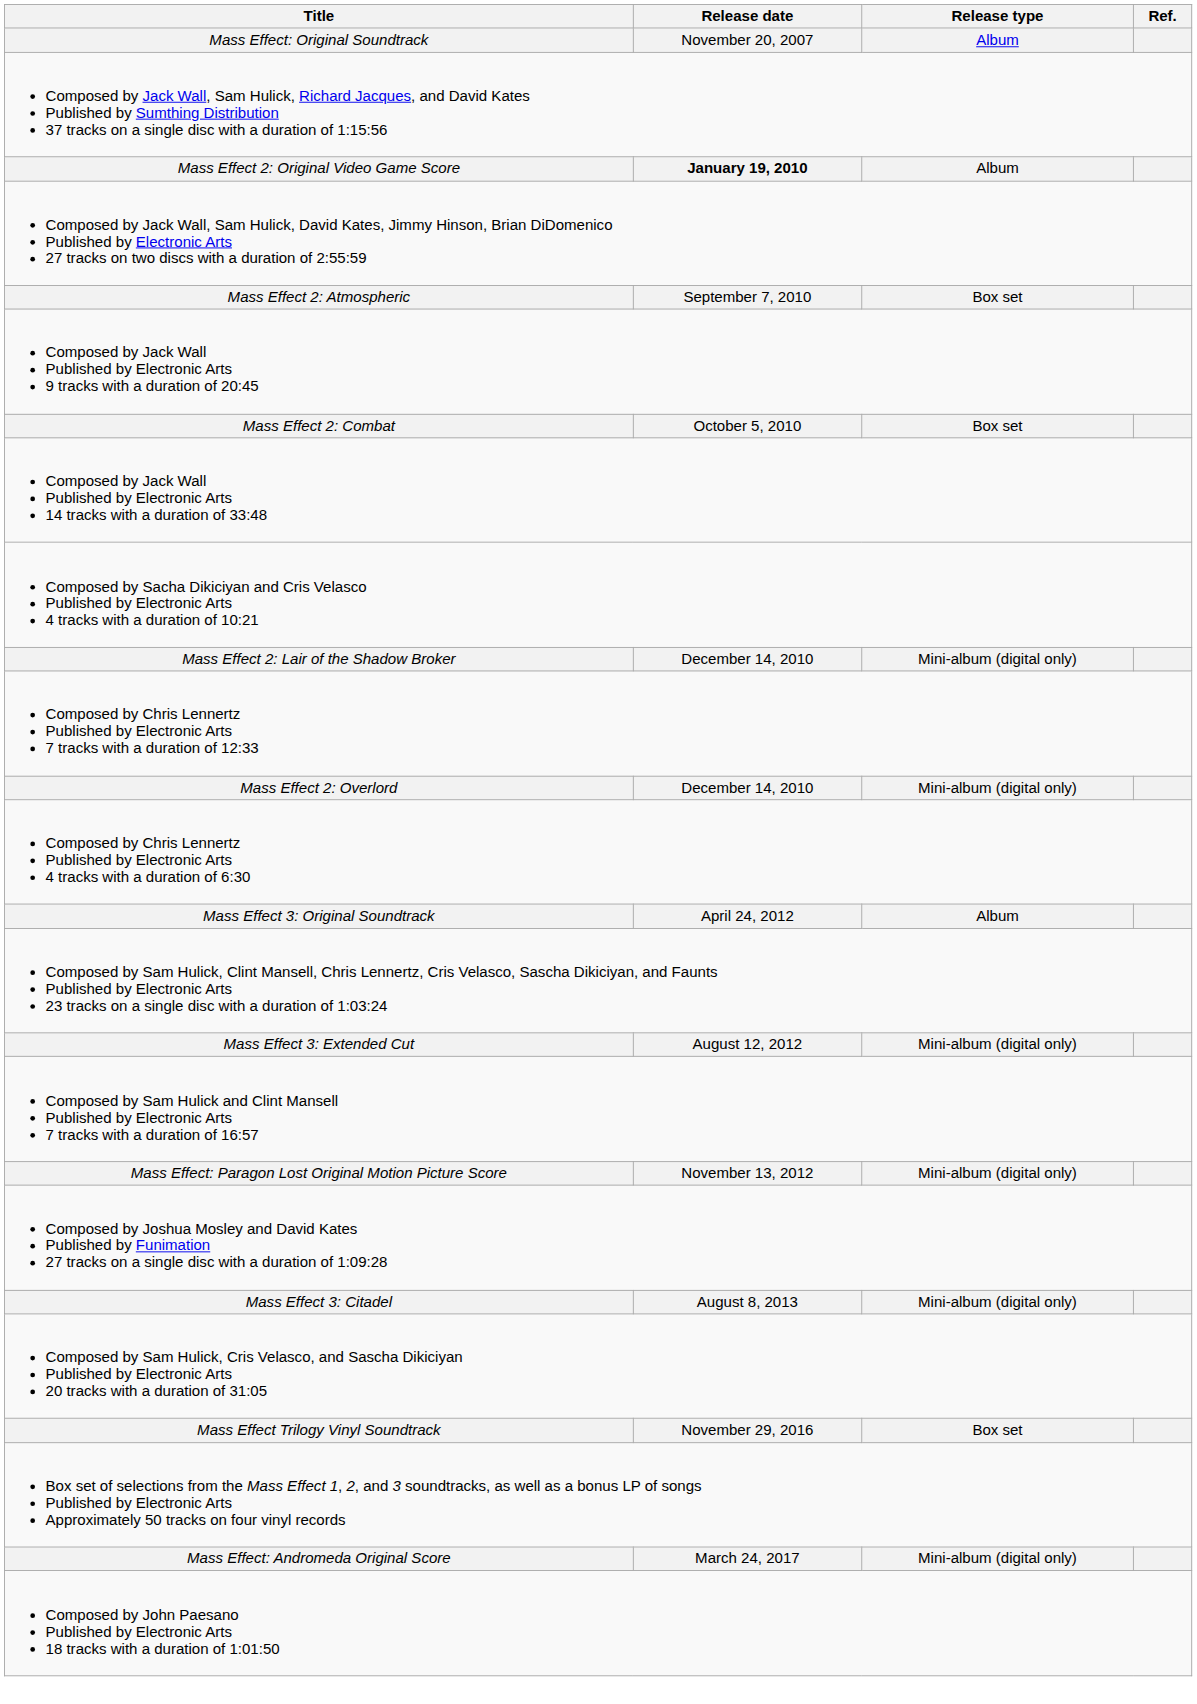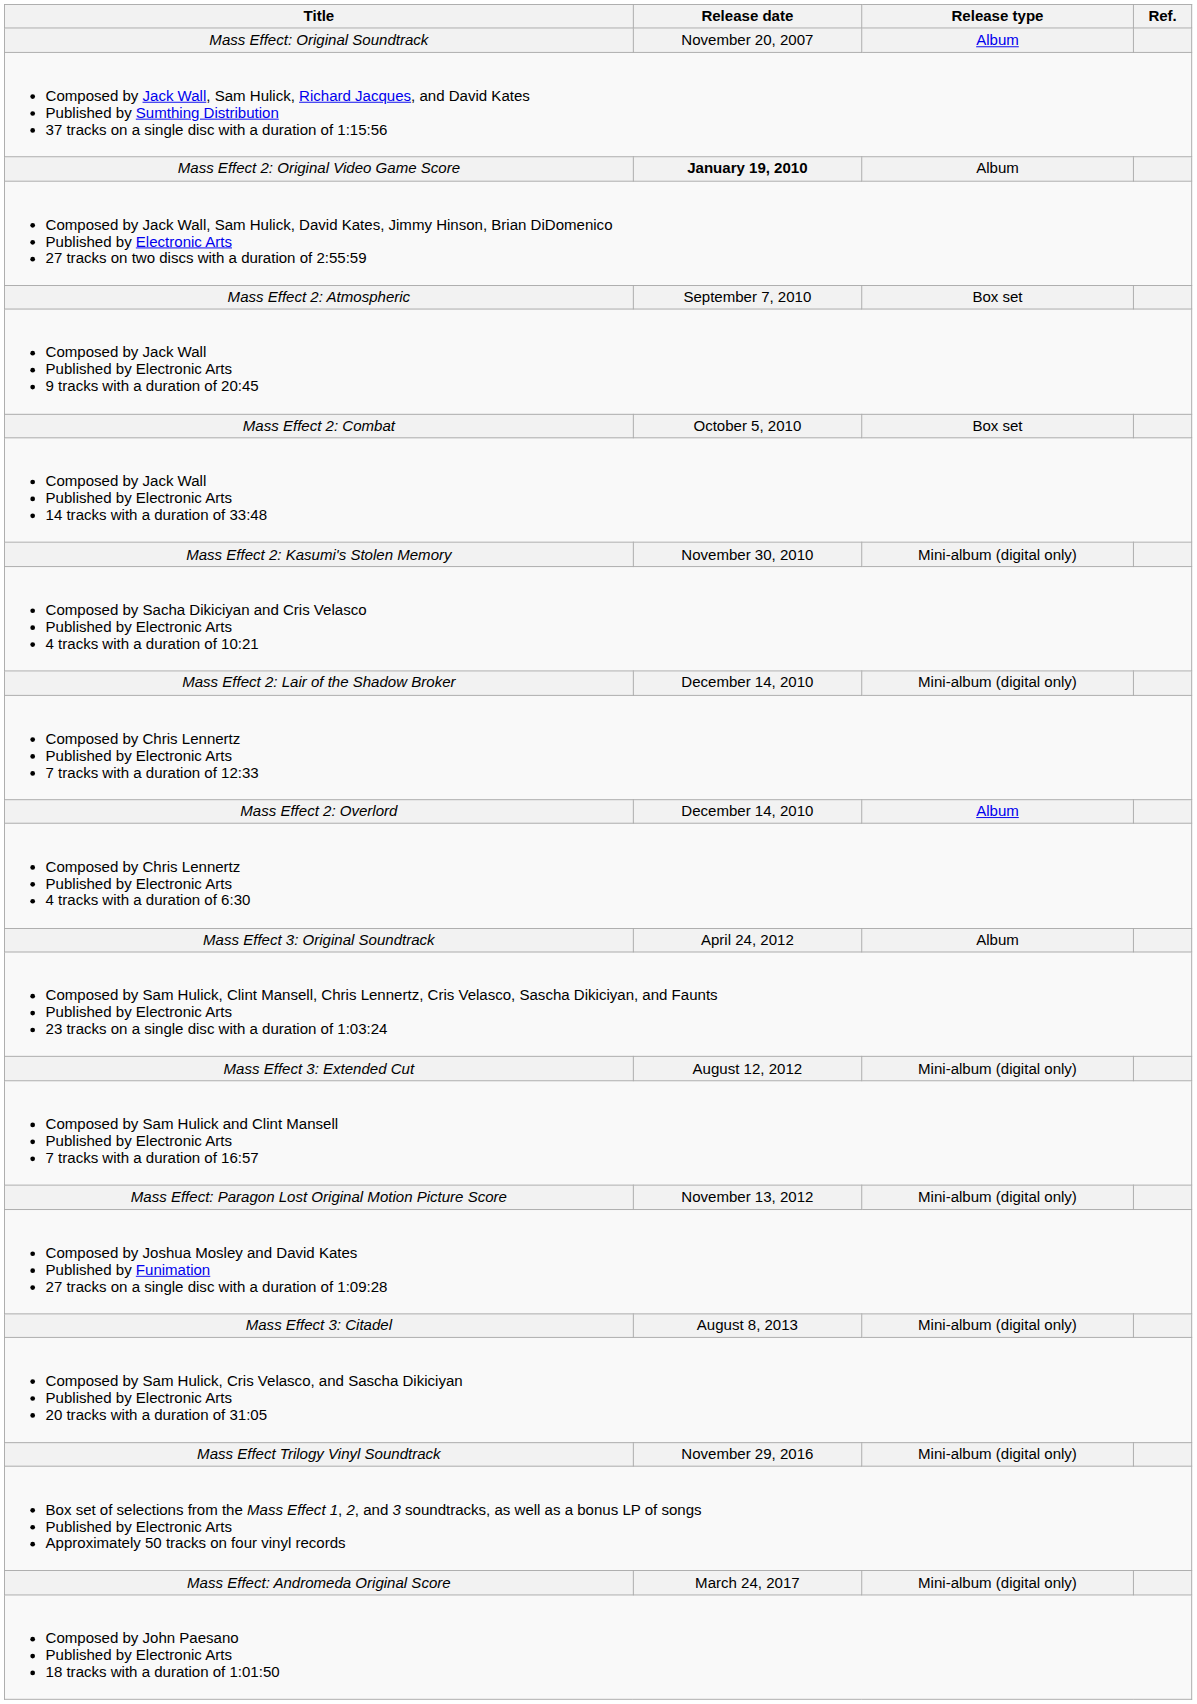+ row: (319, 554)
(997, 787) Mini-album (digital only) -> (997, 811) Album
(997, 1430) Box set -> (997, 1454) Mini-album (digital only)
